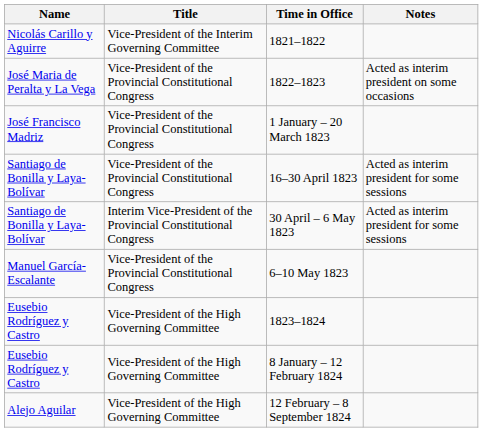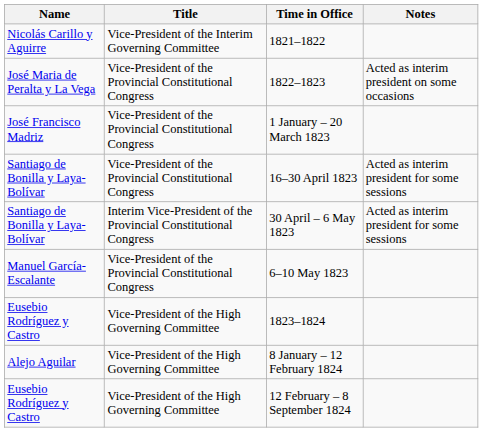(38, 369) Eusebio Rodríguez y Castro -> (41, 362) Alejo Aguilar
(41, 410) Alejo Aguilar -> (38, 403) Eusebio Rodríguez y Castro
